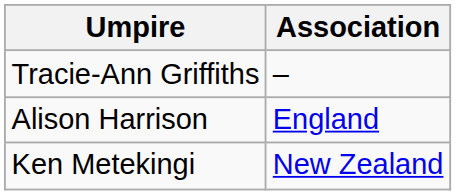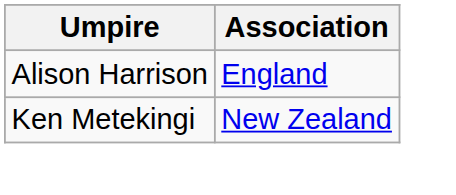- row: (136, 73)
